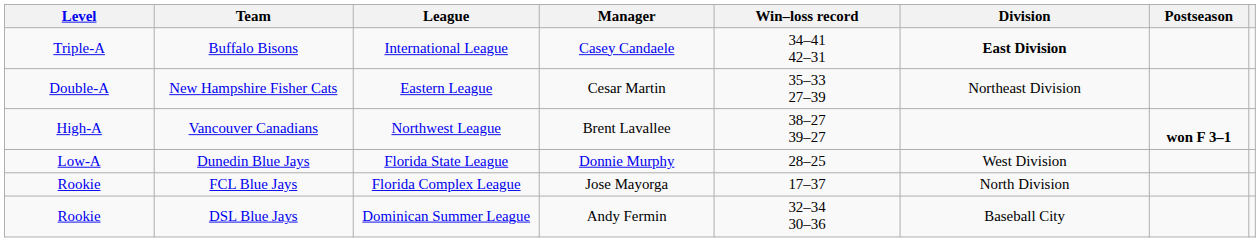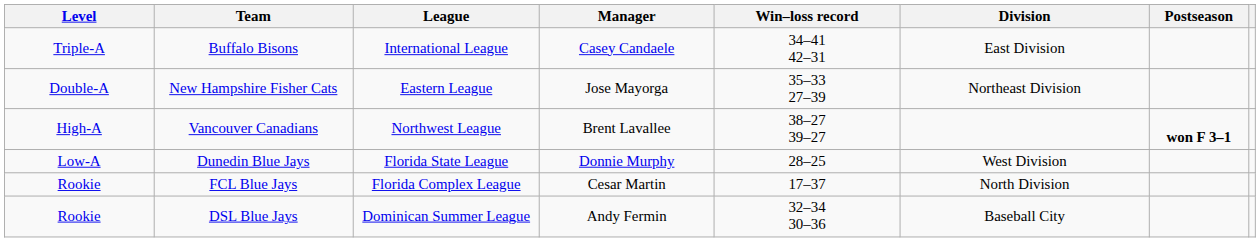(1025, 48) bold -> (1025, 48) normal
(627, 88) Cesar Martin -> (627, 88) Jose Mayorga
(627, 184) Jose Mayorga -> (627, 184) Cesar Martin
